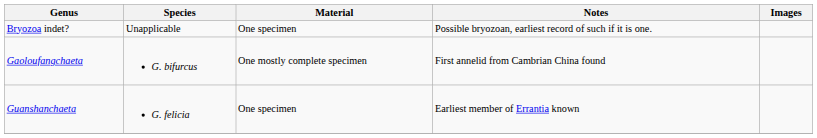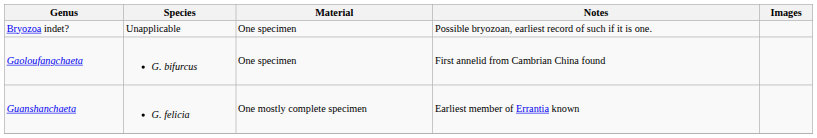(303, 61) One mostly complete specimen -> (267, 61) One specimen
(267, 109) One specimen -> (303, 109) One mostly complete specimen
